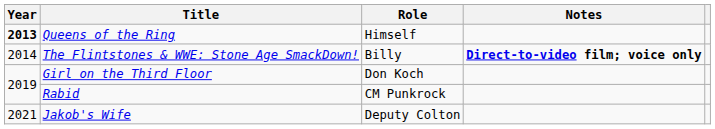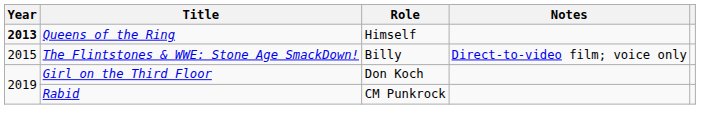(22, 54) 2014 -> (22, 54) 2015
(584, 54) bold -> (569, 54) normal
- row: (87, 114)
